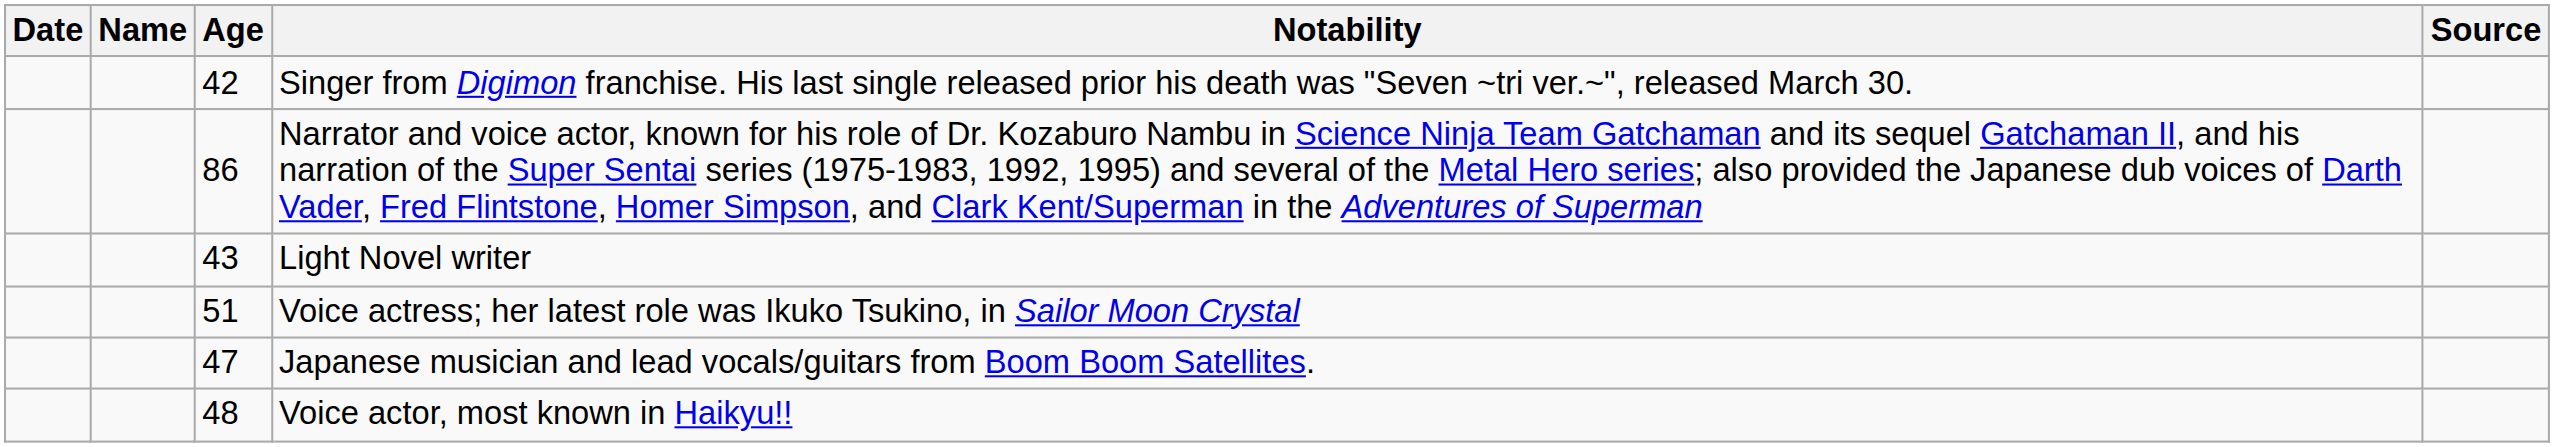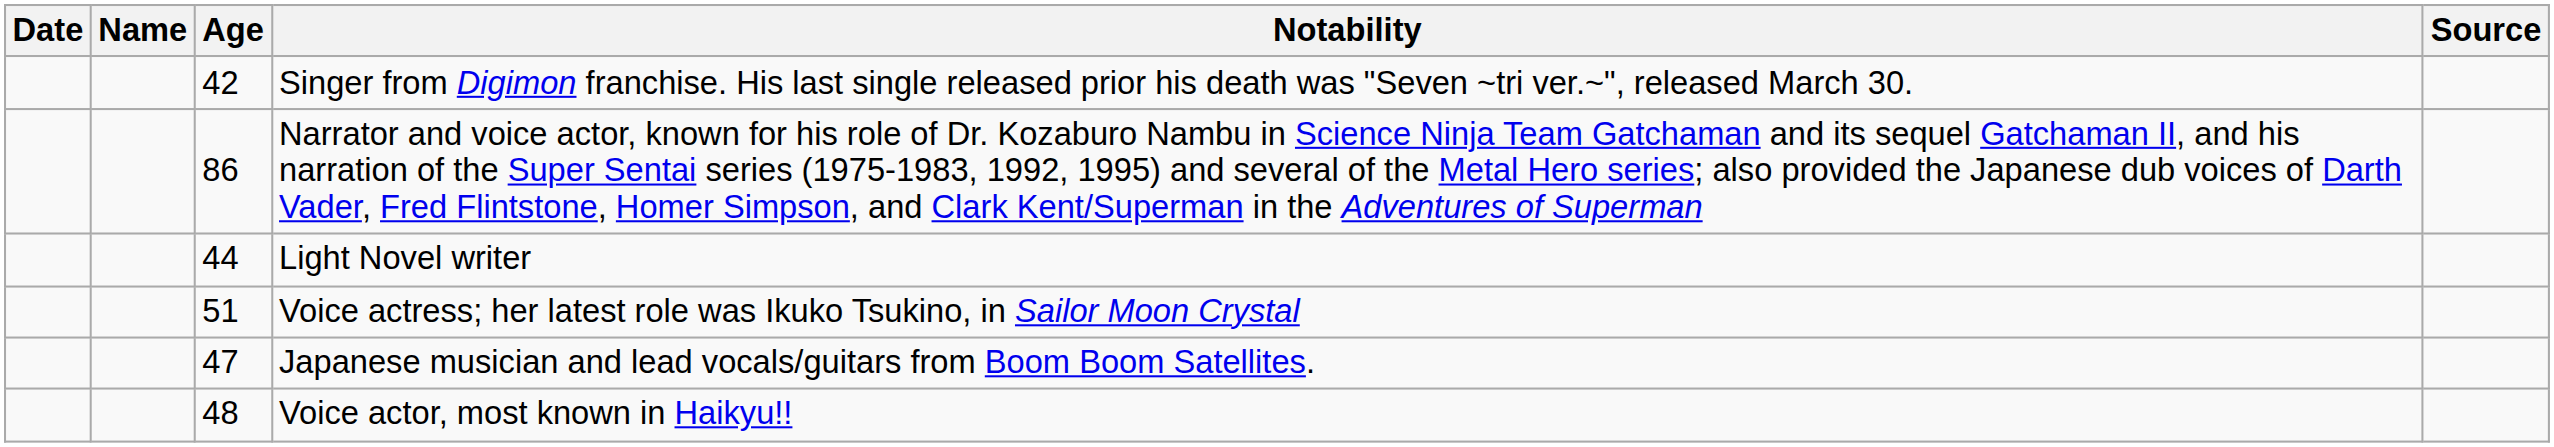(220, 259) 43 -> (220, 259) 44
